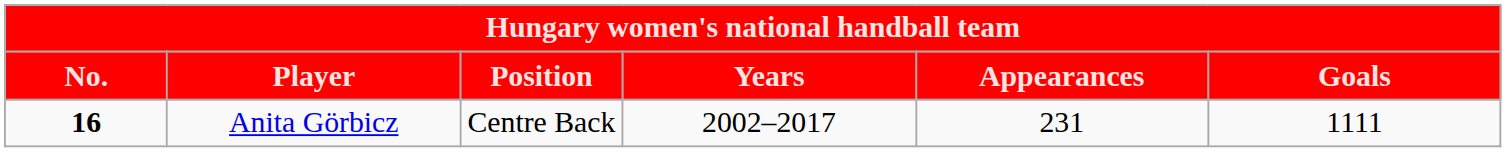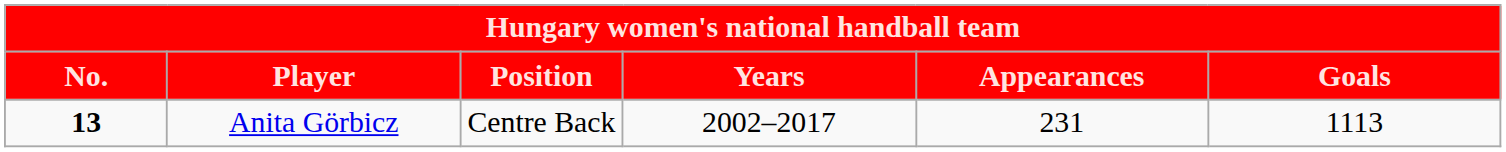(86, 122) 16 -> (86, 122) 13
(1354, 122) 1111 -> (1354, 122) 1113
